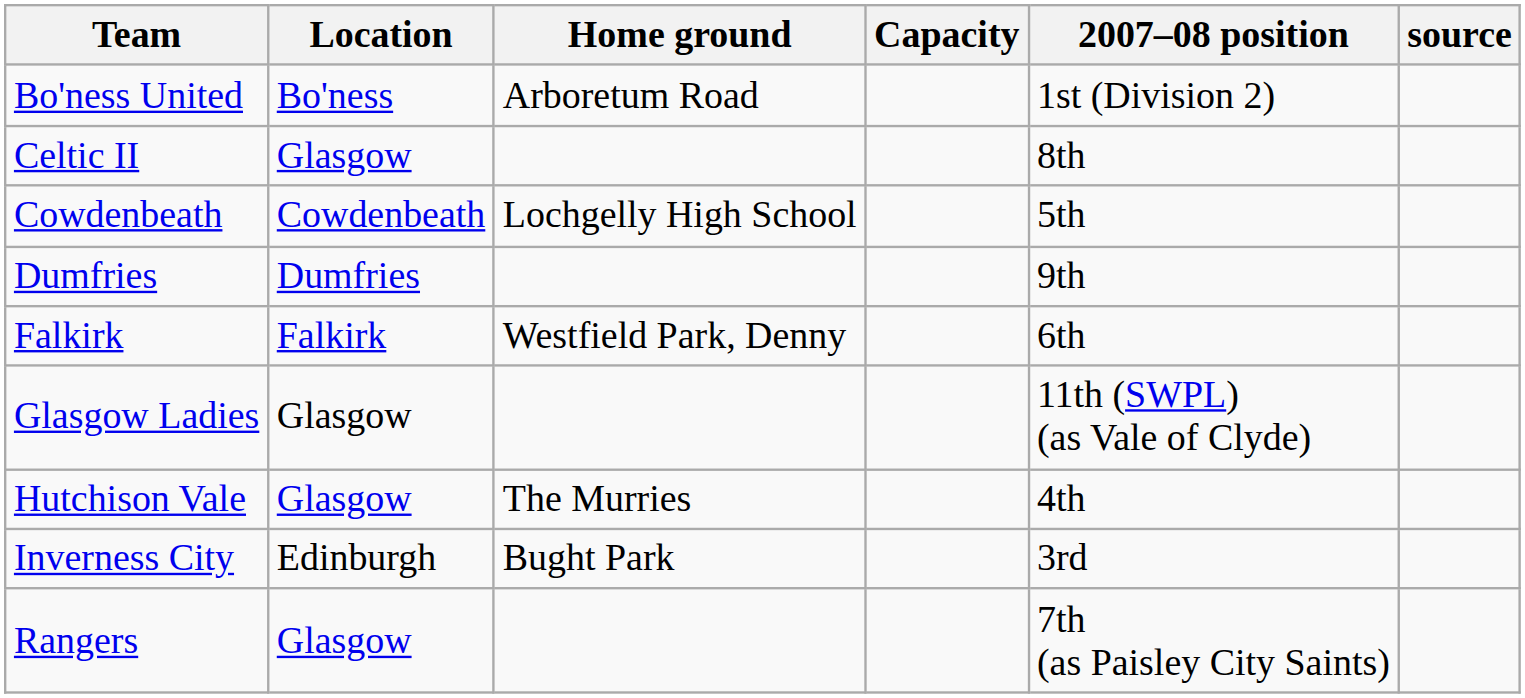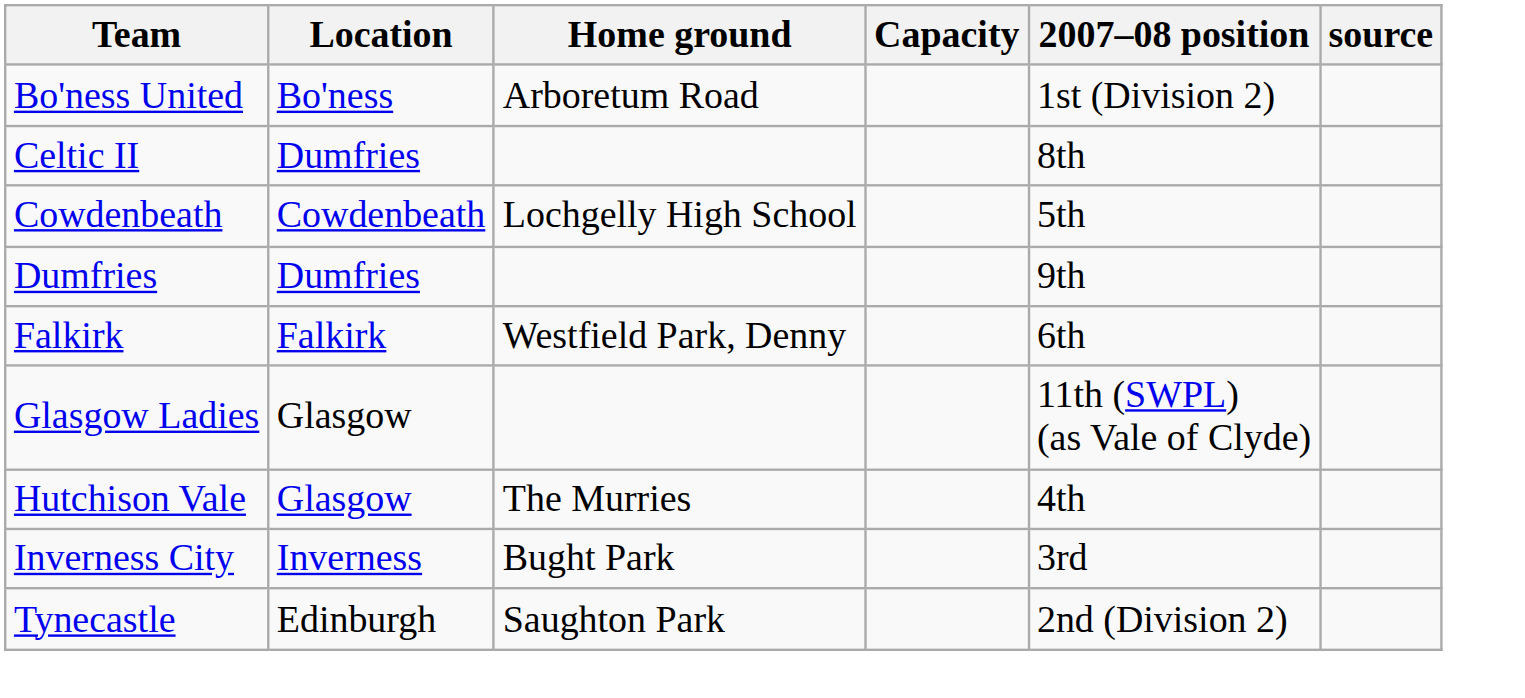(344, 154) Glasgow -> (348, 154) Dumfries
(356, 558) Edinburgh -> (349, 558) Inverness
- row: (76, 639)
+ row: (95, 618)
